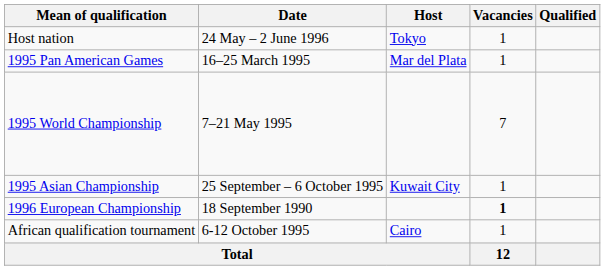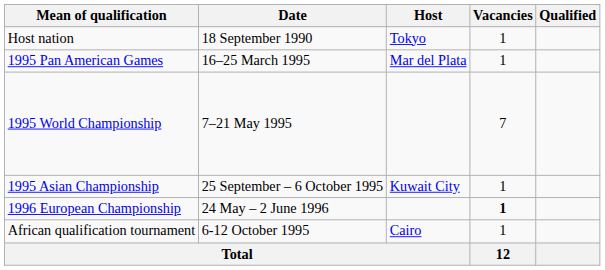(265, 38) 24 May – 2 June 1996 -> (257, 38) 18 September 1990
(257, 208) 18 September 1990 -> (265, 208) 24 May – 2 June 1996
